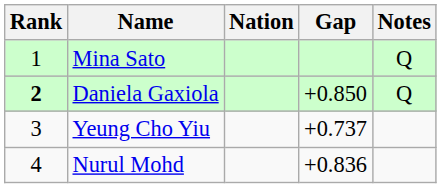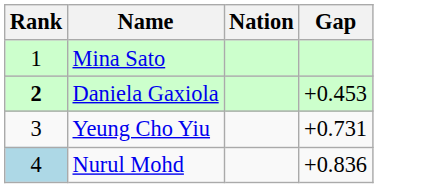- column: (404, 22)
(336, 93) +0.850 -> (336, 93) +0.453
(336, 128) +0.737 -> (336, 128) +0.731
(36, 164) no background -> (36, 164) lightblue background
